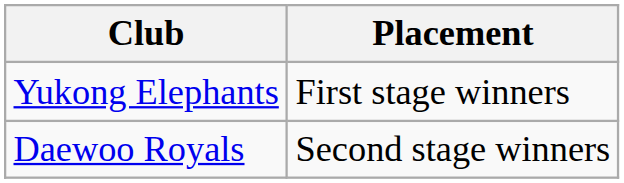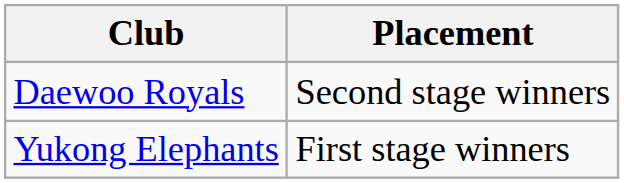rows swapped: (146, 90) <-> (129, 148)
